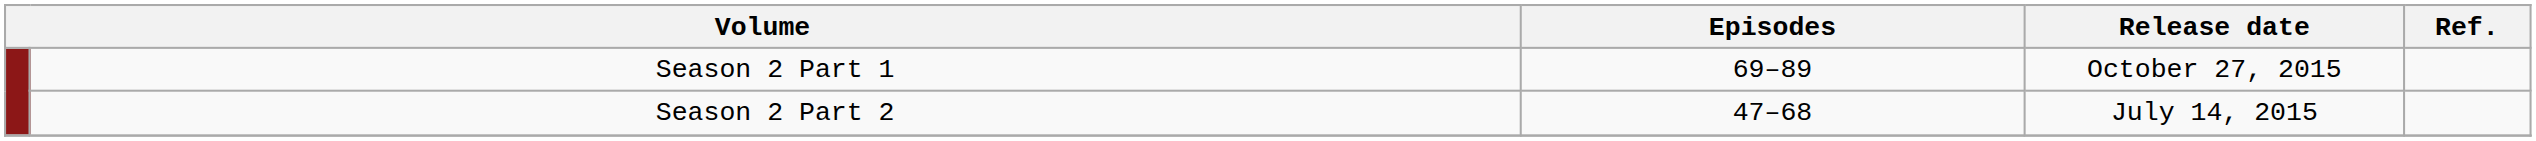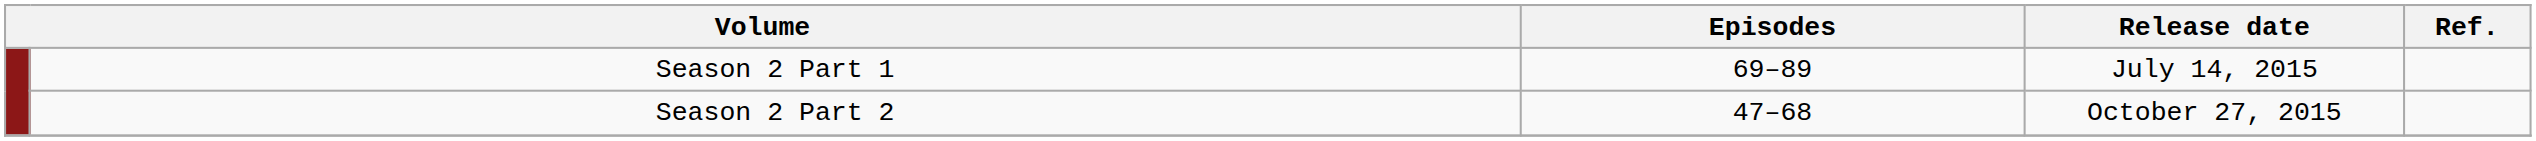(2214, 70) October 27, 2015 -> (2214, 70) July 14, 2015
(2214, 113) July 14, 2015 -> (2214, 113) October 27, 2015
